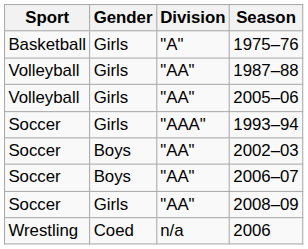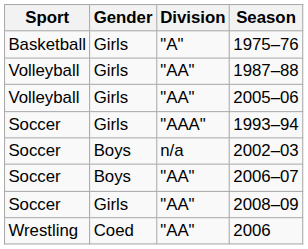(177, 151) "AA" -> (172, 151) n/a
(172, 230) n/a -> (177, 230) "AA"
